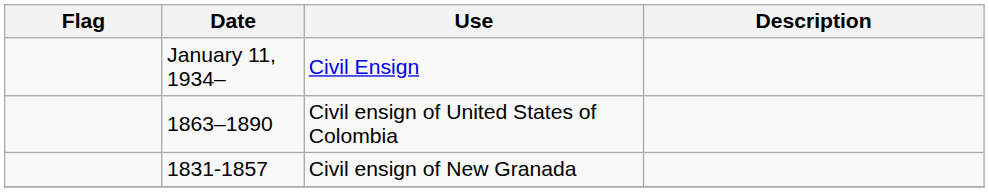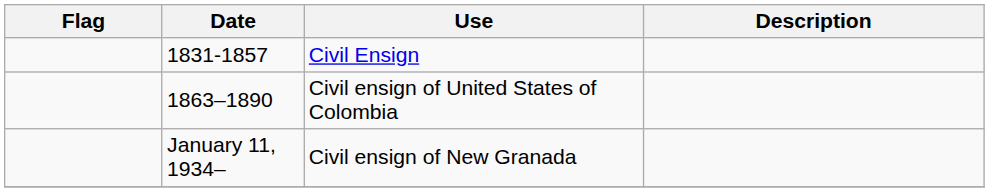(222, 66) January 11, 1934– -> (218, 54) 1831-1857
(218, 169) 1831-1857 -> (222, 157) January 11, 1934–
